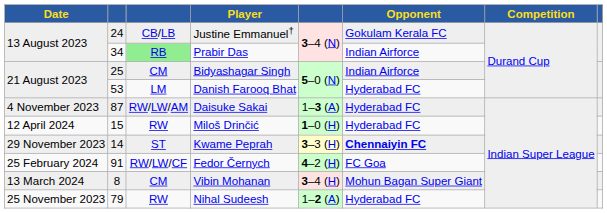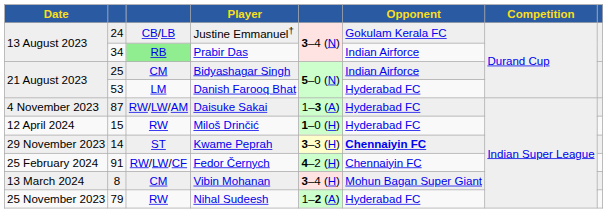(366, 162) FC Goa -> (384, 162) Chennaiyin FC
